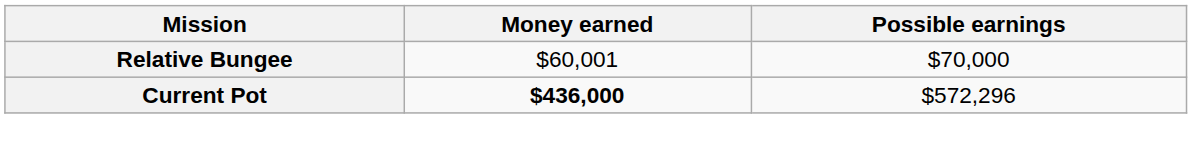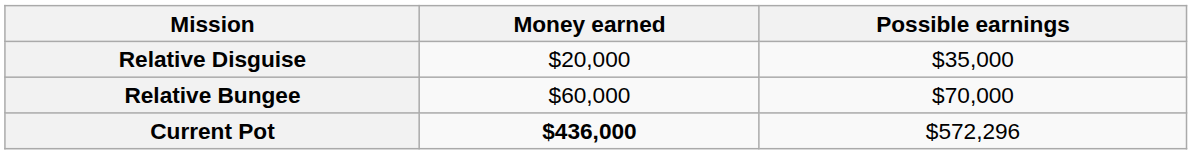+ row: (212, 59)
(577, 59) $60,001 -> (589, 95) $60,000
